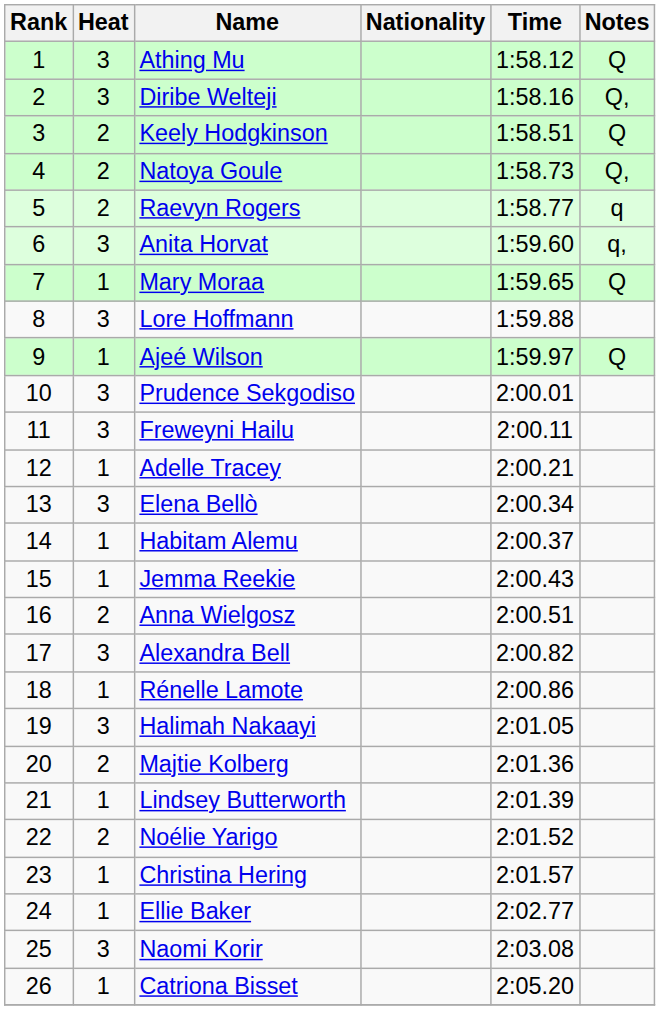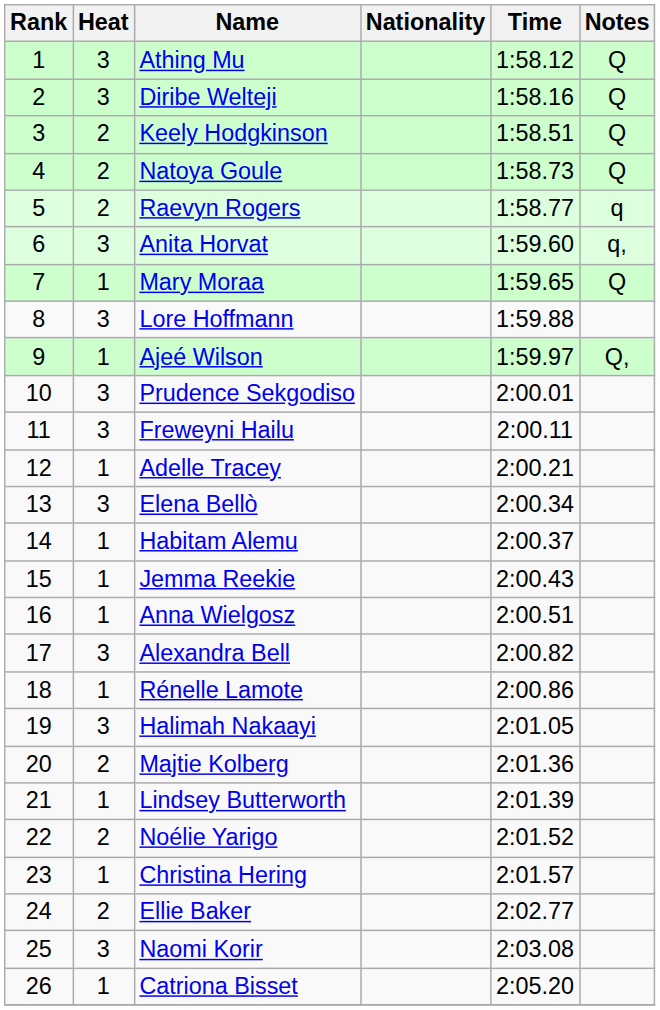(617, 97) Q, -> (617, 97) Q
(617, 171) Q, -> (617, 171) Q
(617, 356) Q -> (617, 356) Q,
(103, 615) 2 -> (103, 615) 1
(103, 912) 1 -> (103, 912) 2
